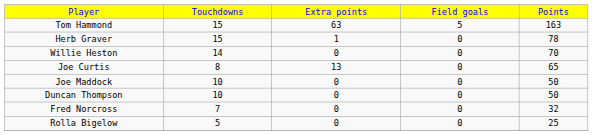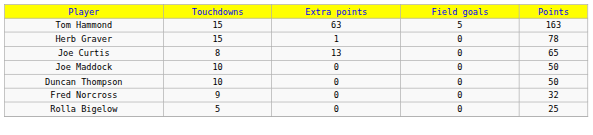- row: (84, 53)
(218, 109) 7 -> (218, 95) 9
